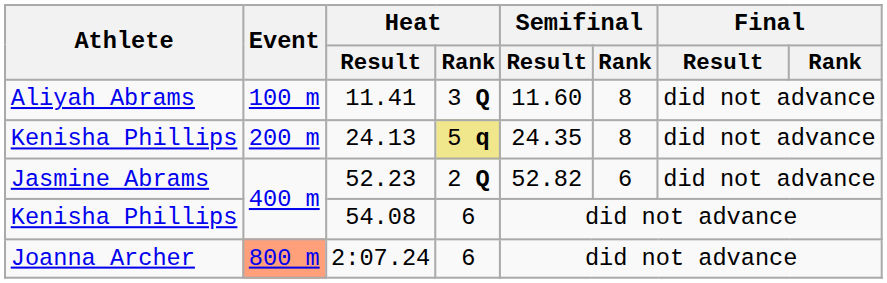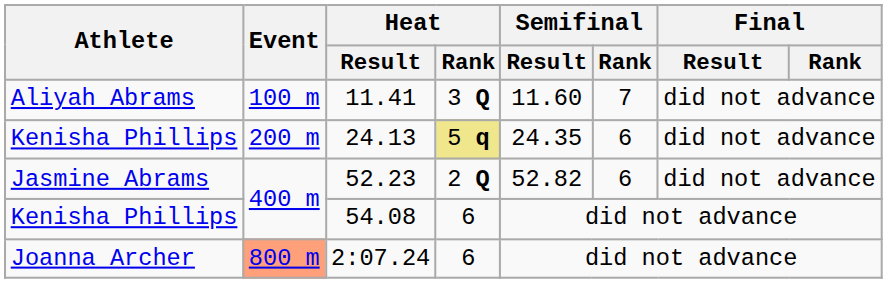(625, 99) 8 -> (625, 99) 7
(625, 139) 8 -> (625, 139) 6
